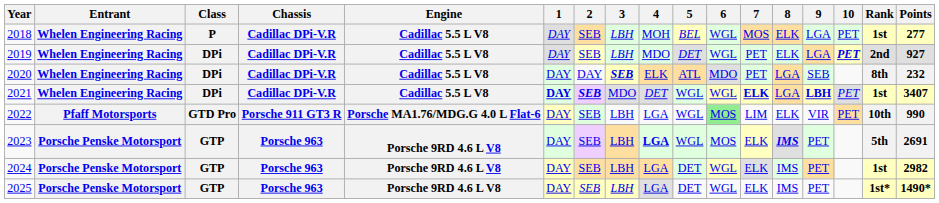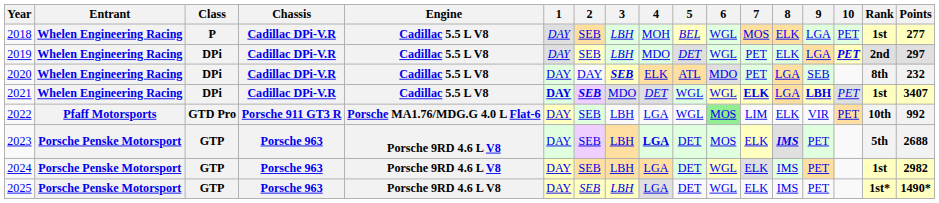(916, 54) 927 -> (916, 54) 297
(916, 113) 990 -> (916, 113) 992
(690, 141) WGL -> (690, 141) DET
(916, 141) 2691 -> (916, 141) 2688
